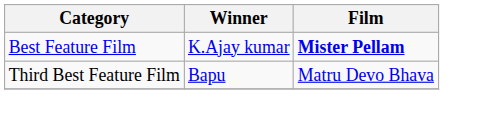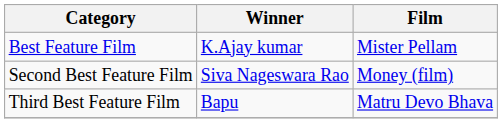(351, 46) bold -> (407, 46) normal
+ row: (101, 74)
